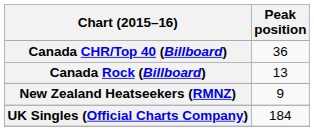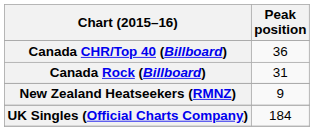(280, 72) 13 -> (280, 72) 31
